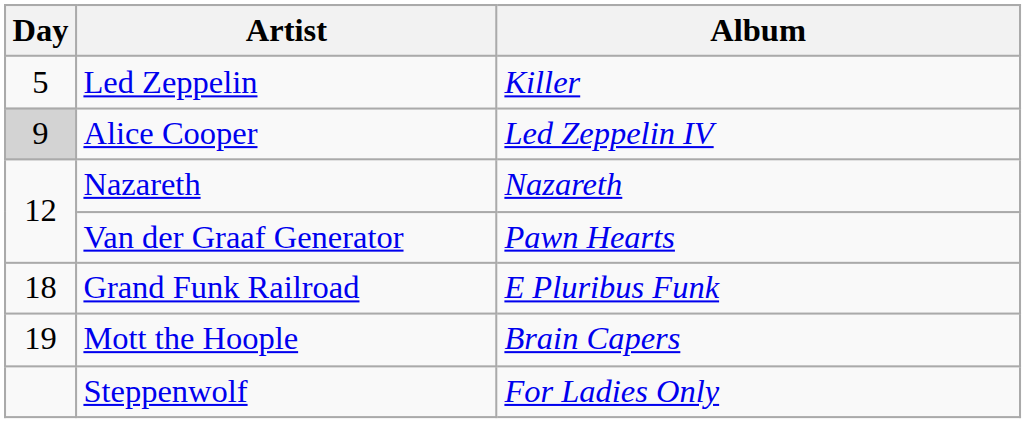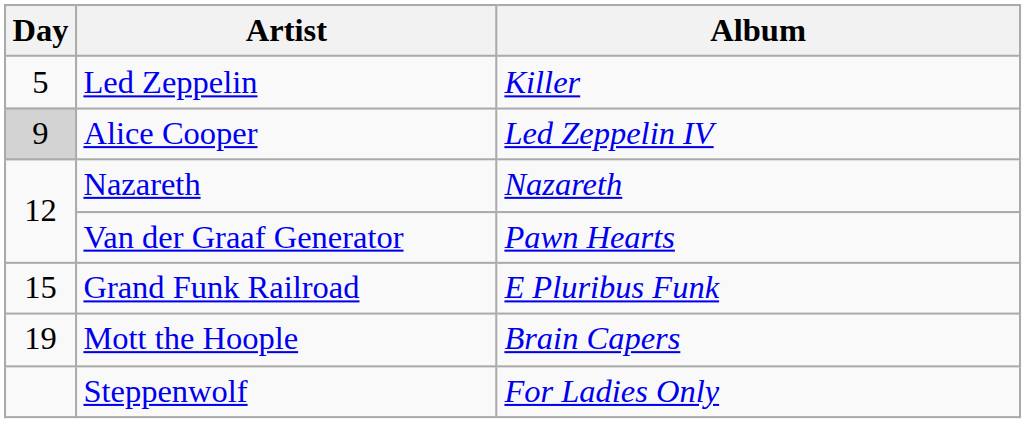(40, 287) 18 -> (40, 287) 15
